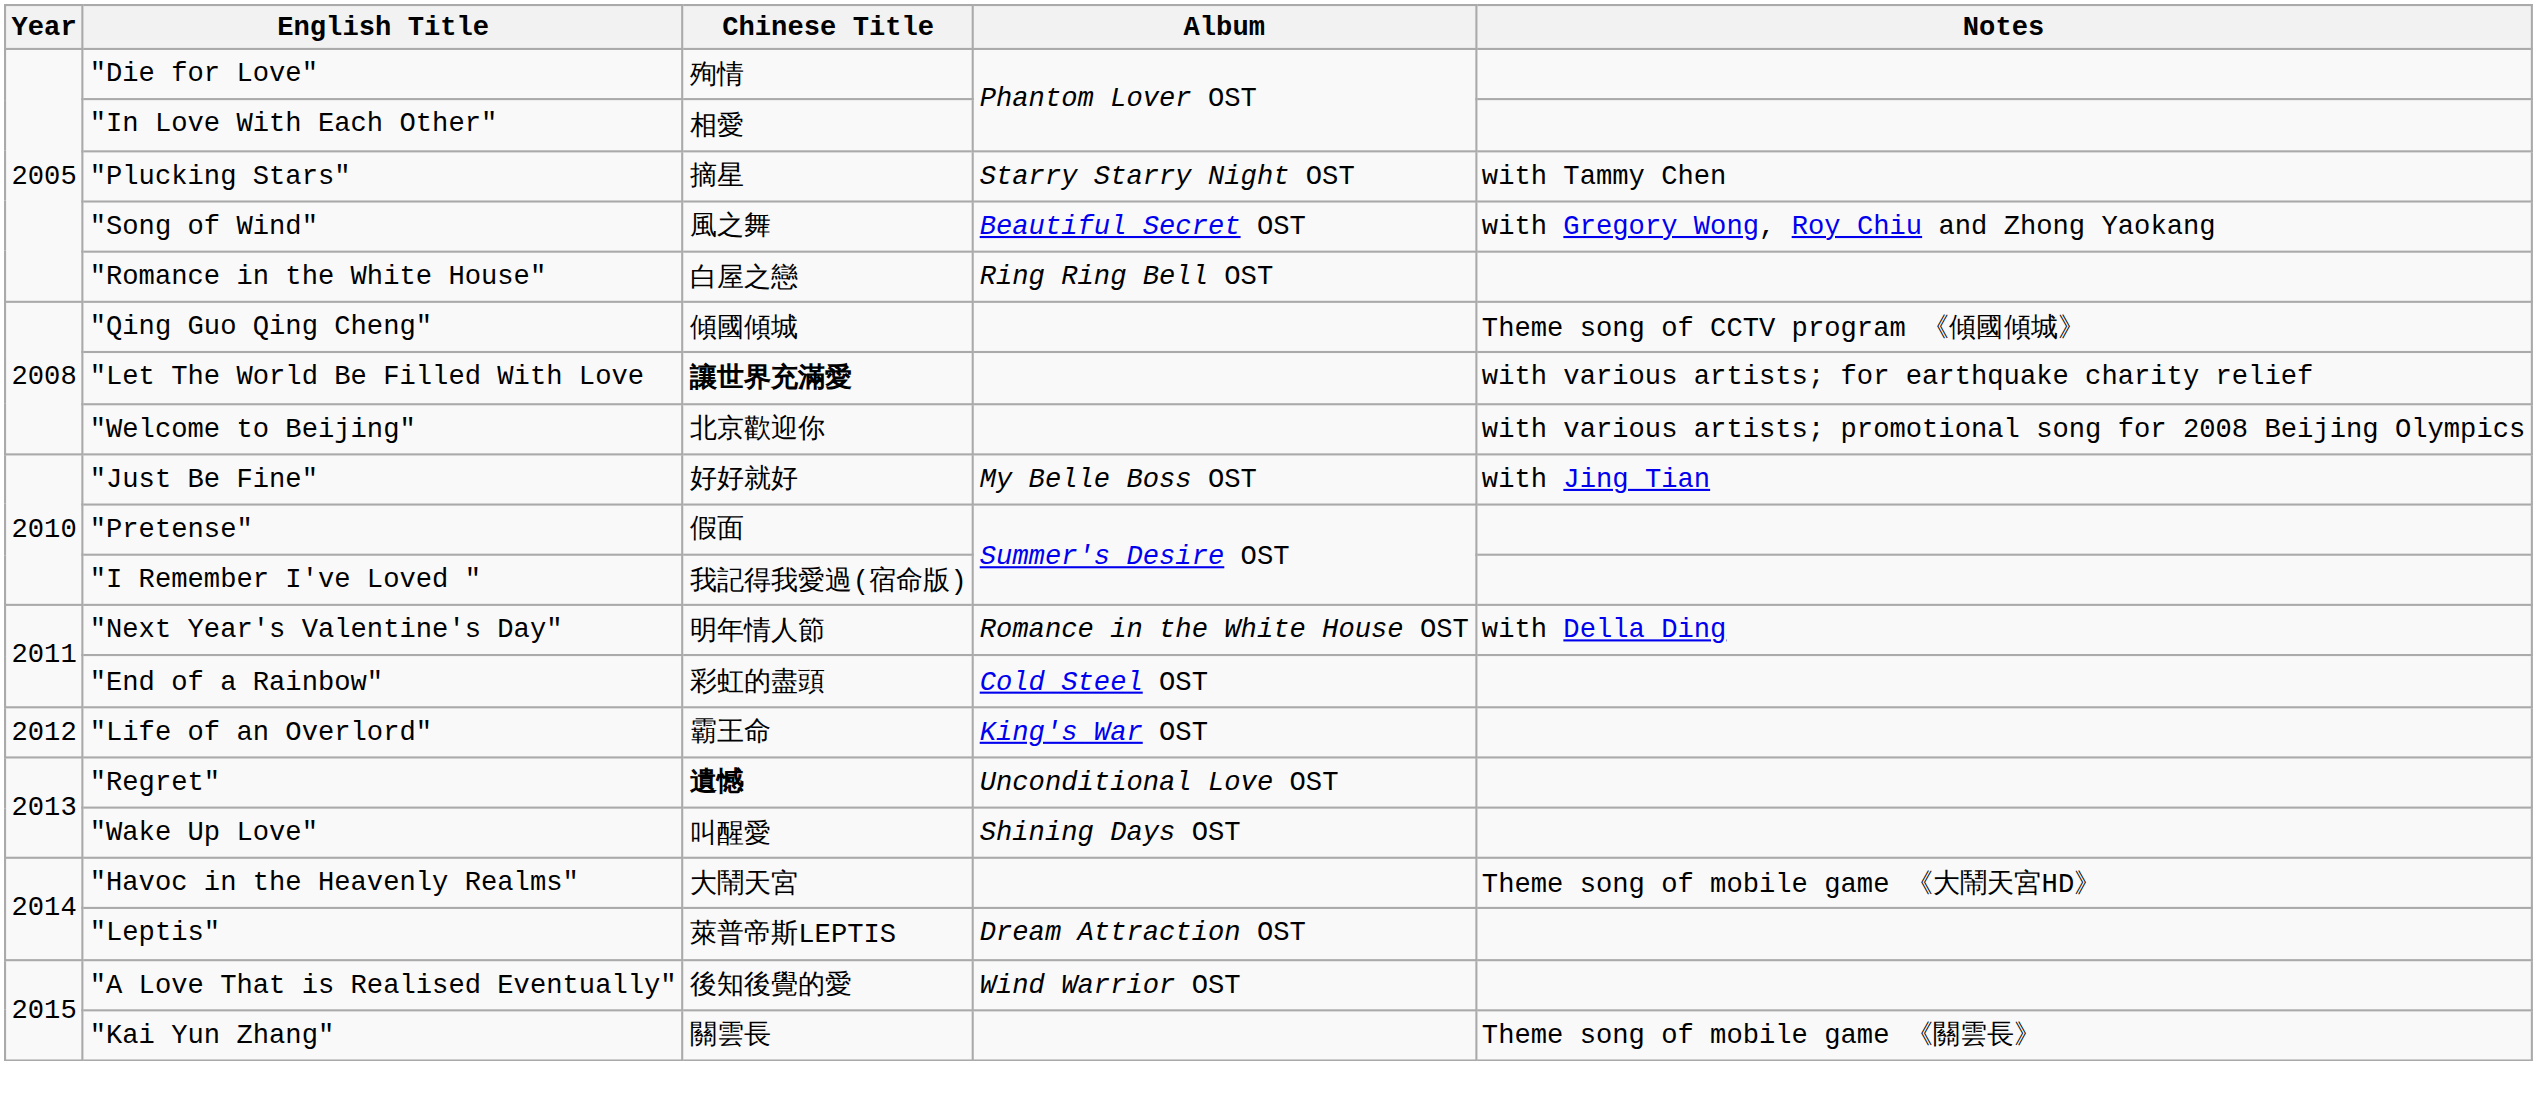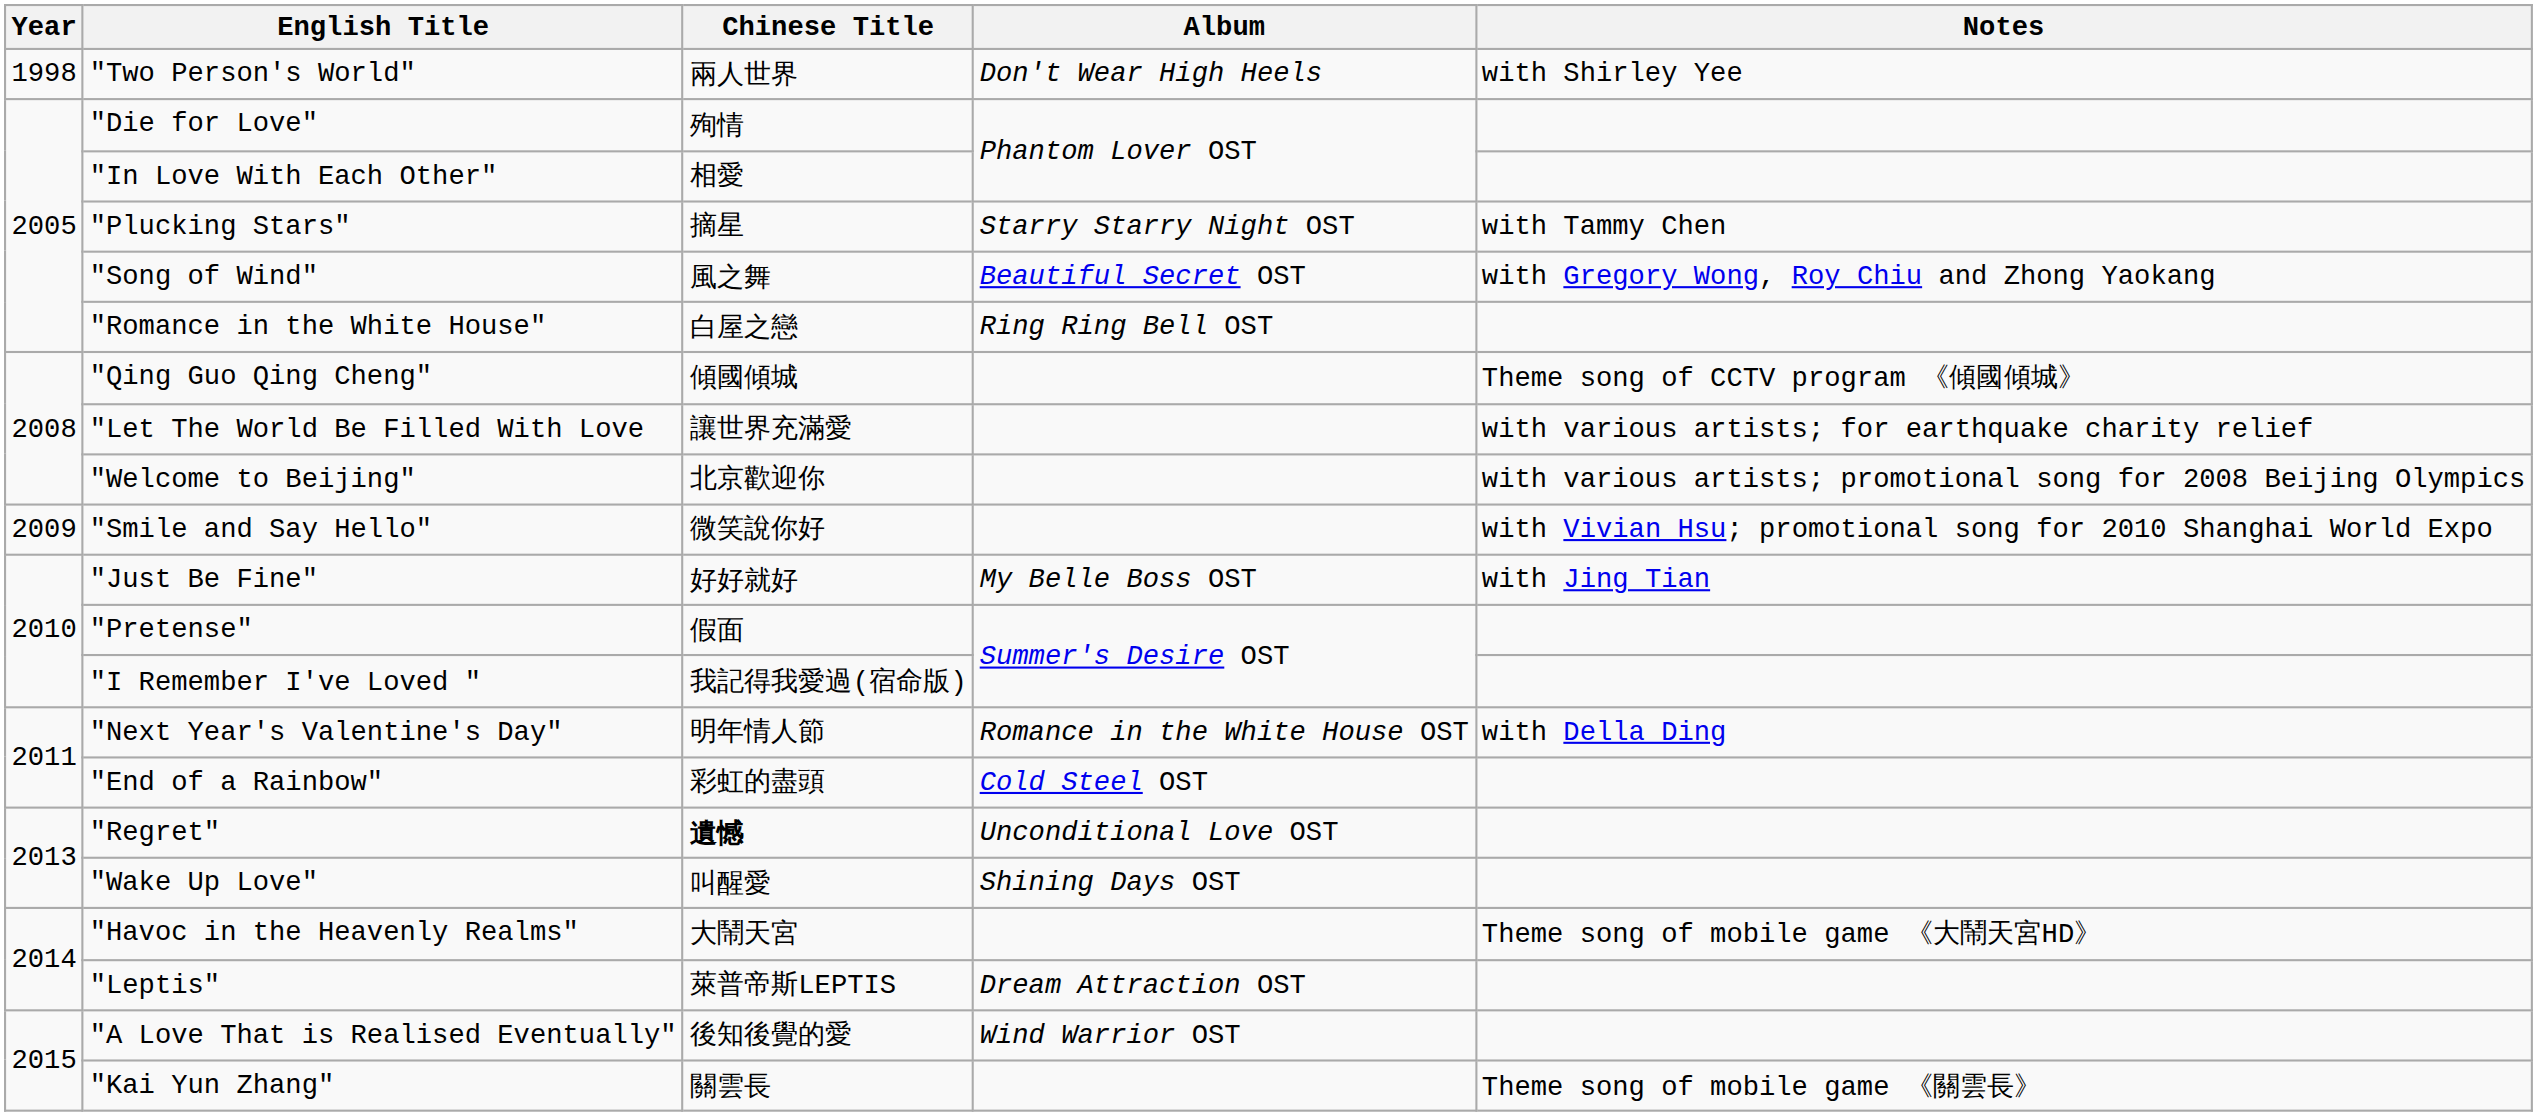+ row: (253, 75)
(771, 379) bold -> (771, 430) normal
+ row: (261, 530)
- row: (261, 732)
